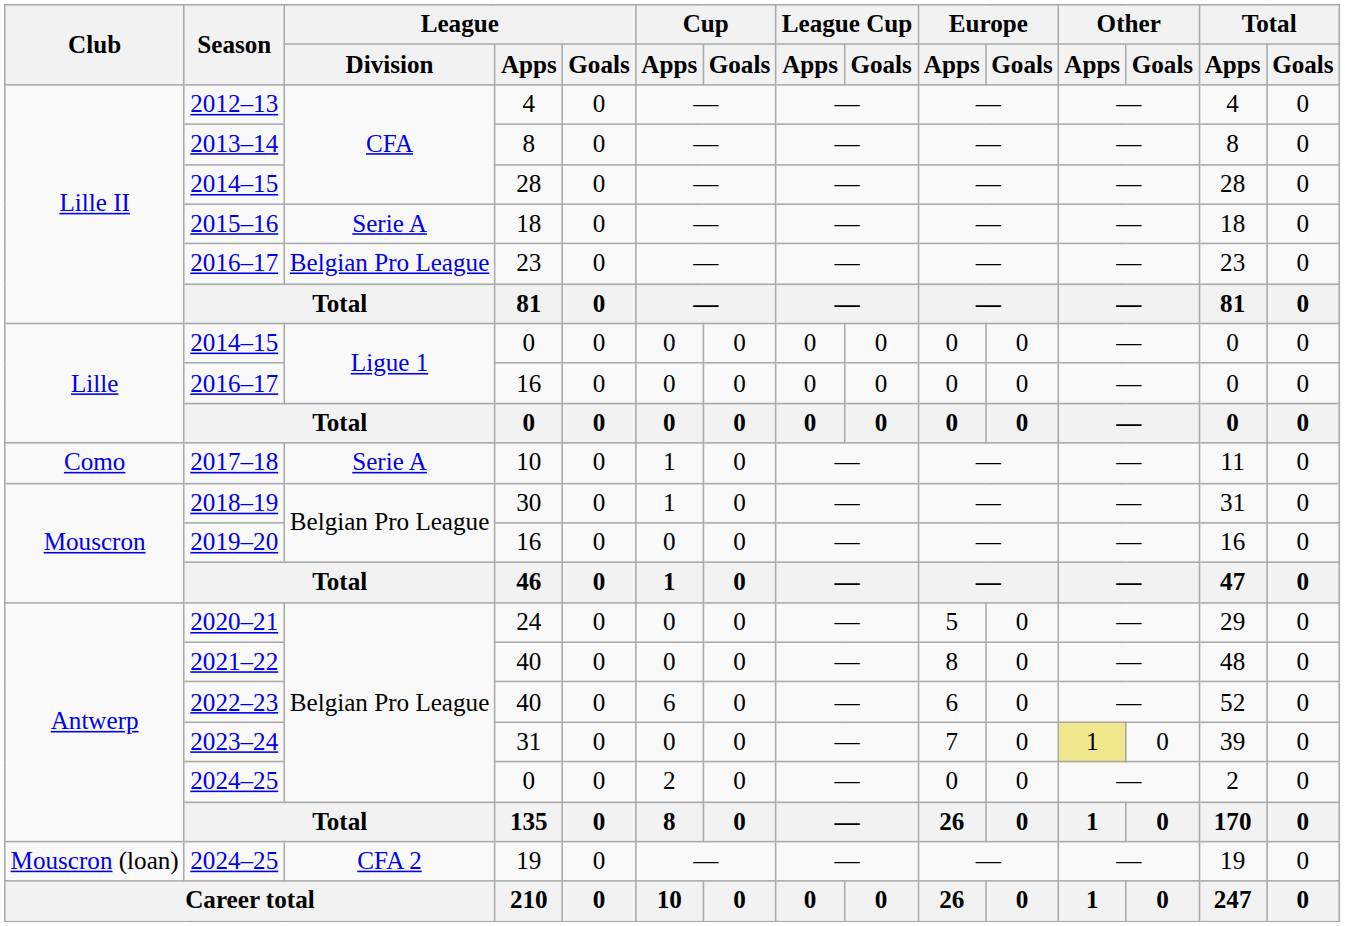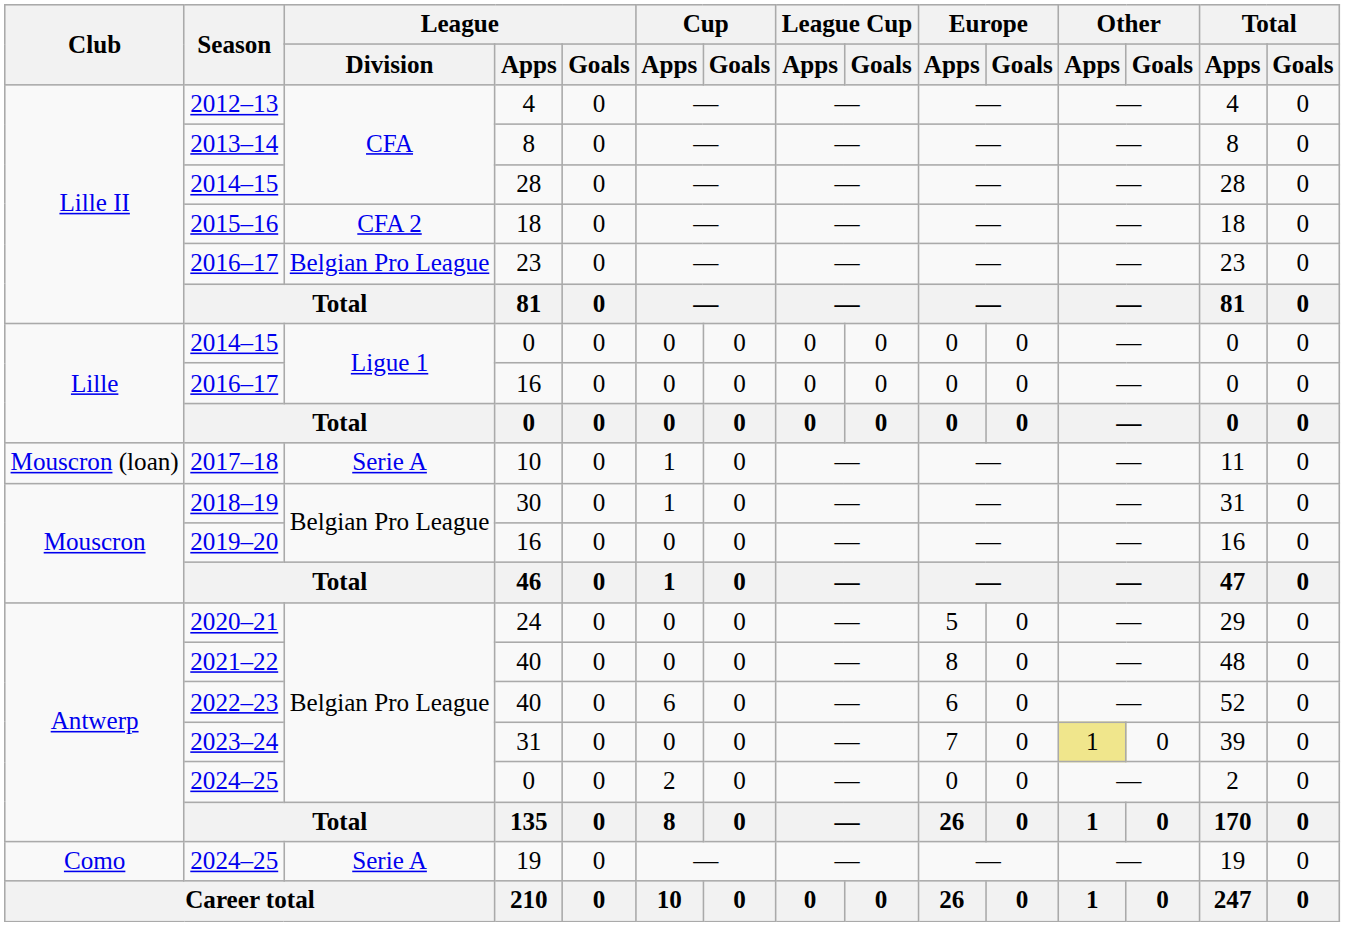(390, 223) Serie A -> (390, 223) CFA 2
(95, 462) Como -> (95, 462) Mouscron (loan)
(95, 861) Mouscron (loan) -> (95, 861) Como
(390, 861) CFA 2 -> (390, 861) Serie A
